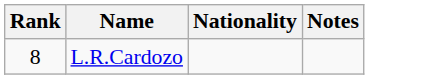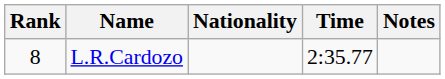+ column: (340, 21)
